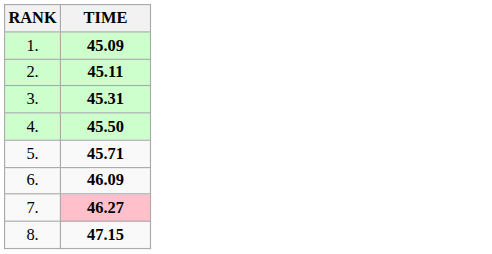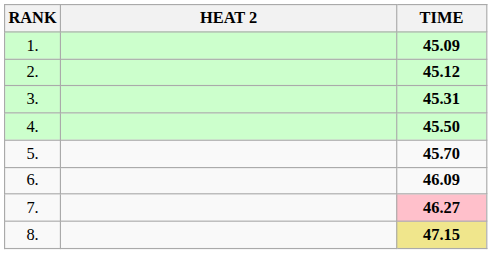+ column: (229, 18)
(105, 72) 45.11 -> (441, 72) 45.12
(105, 153) 45.71 -> (441, 153) 45.70
(105, 235) no background -> (441, 235) khaki background
